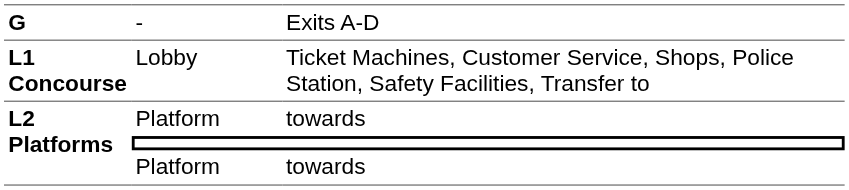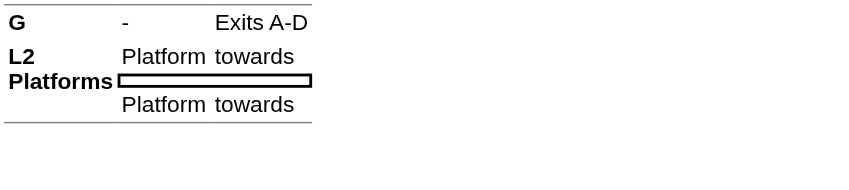- row: (166, 57)
